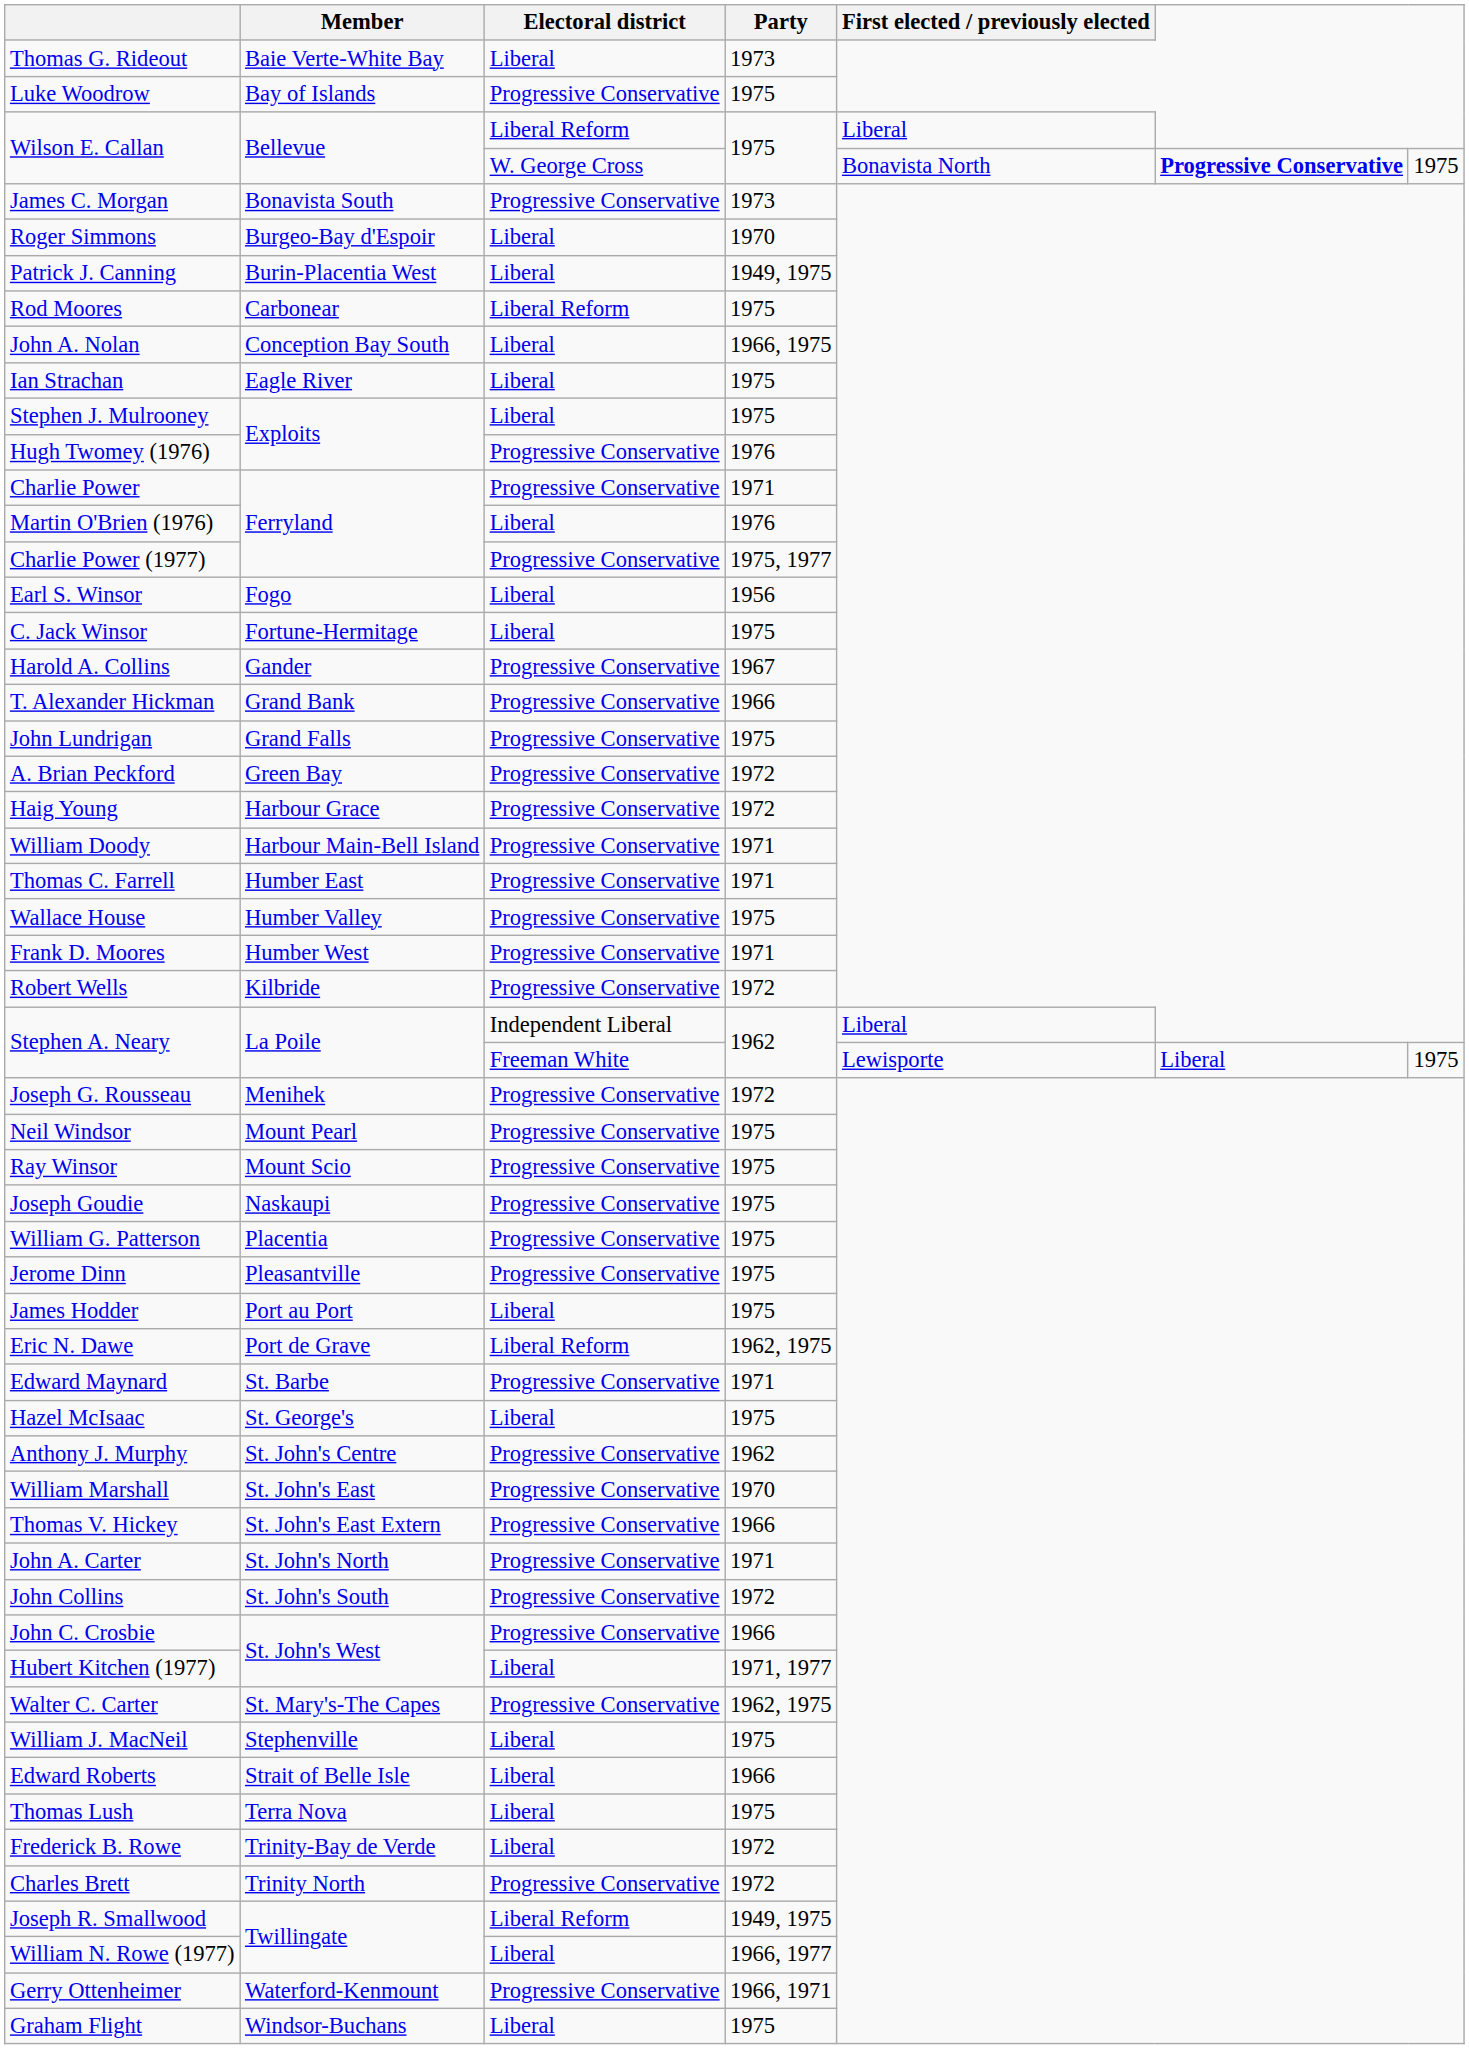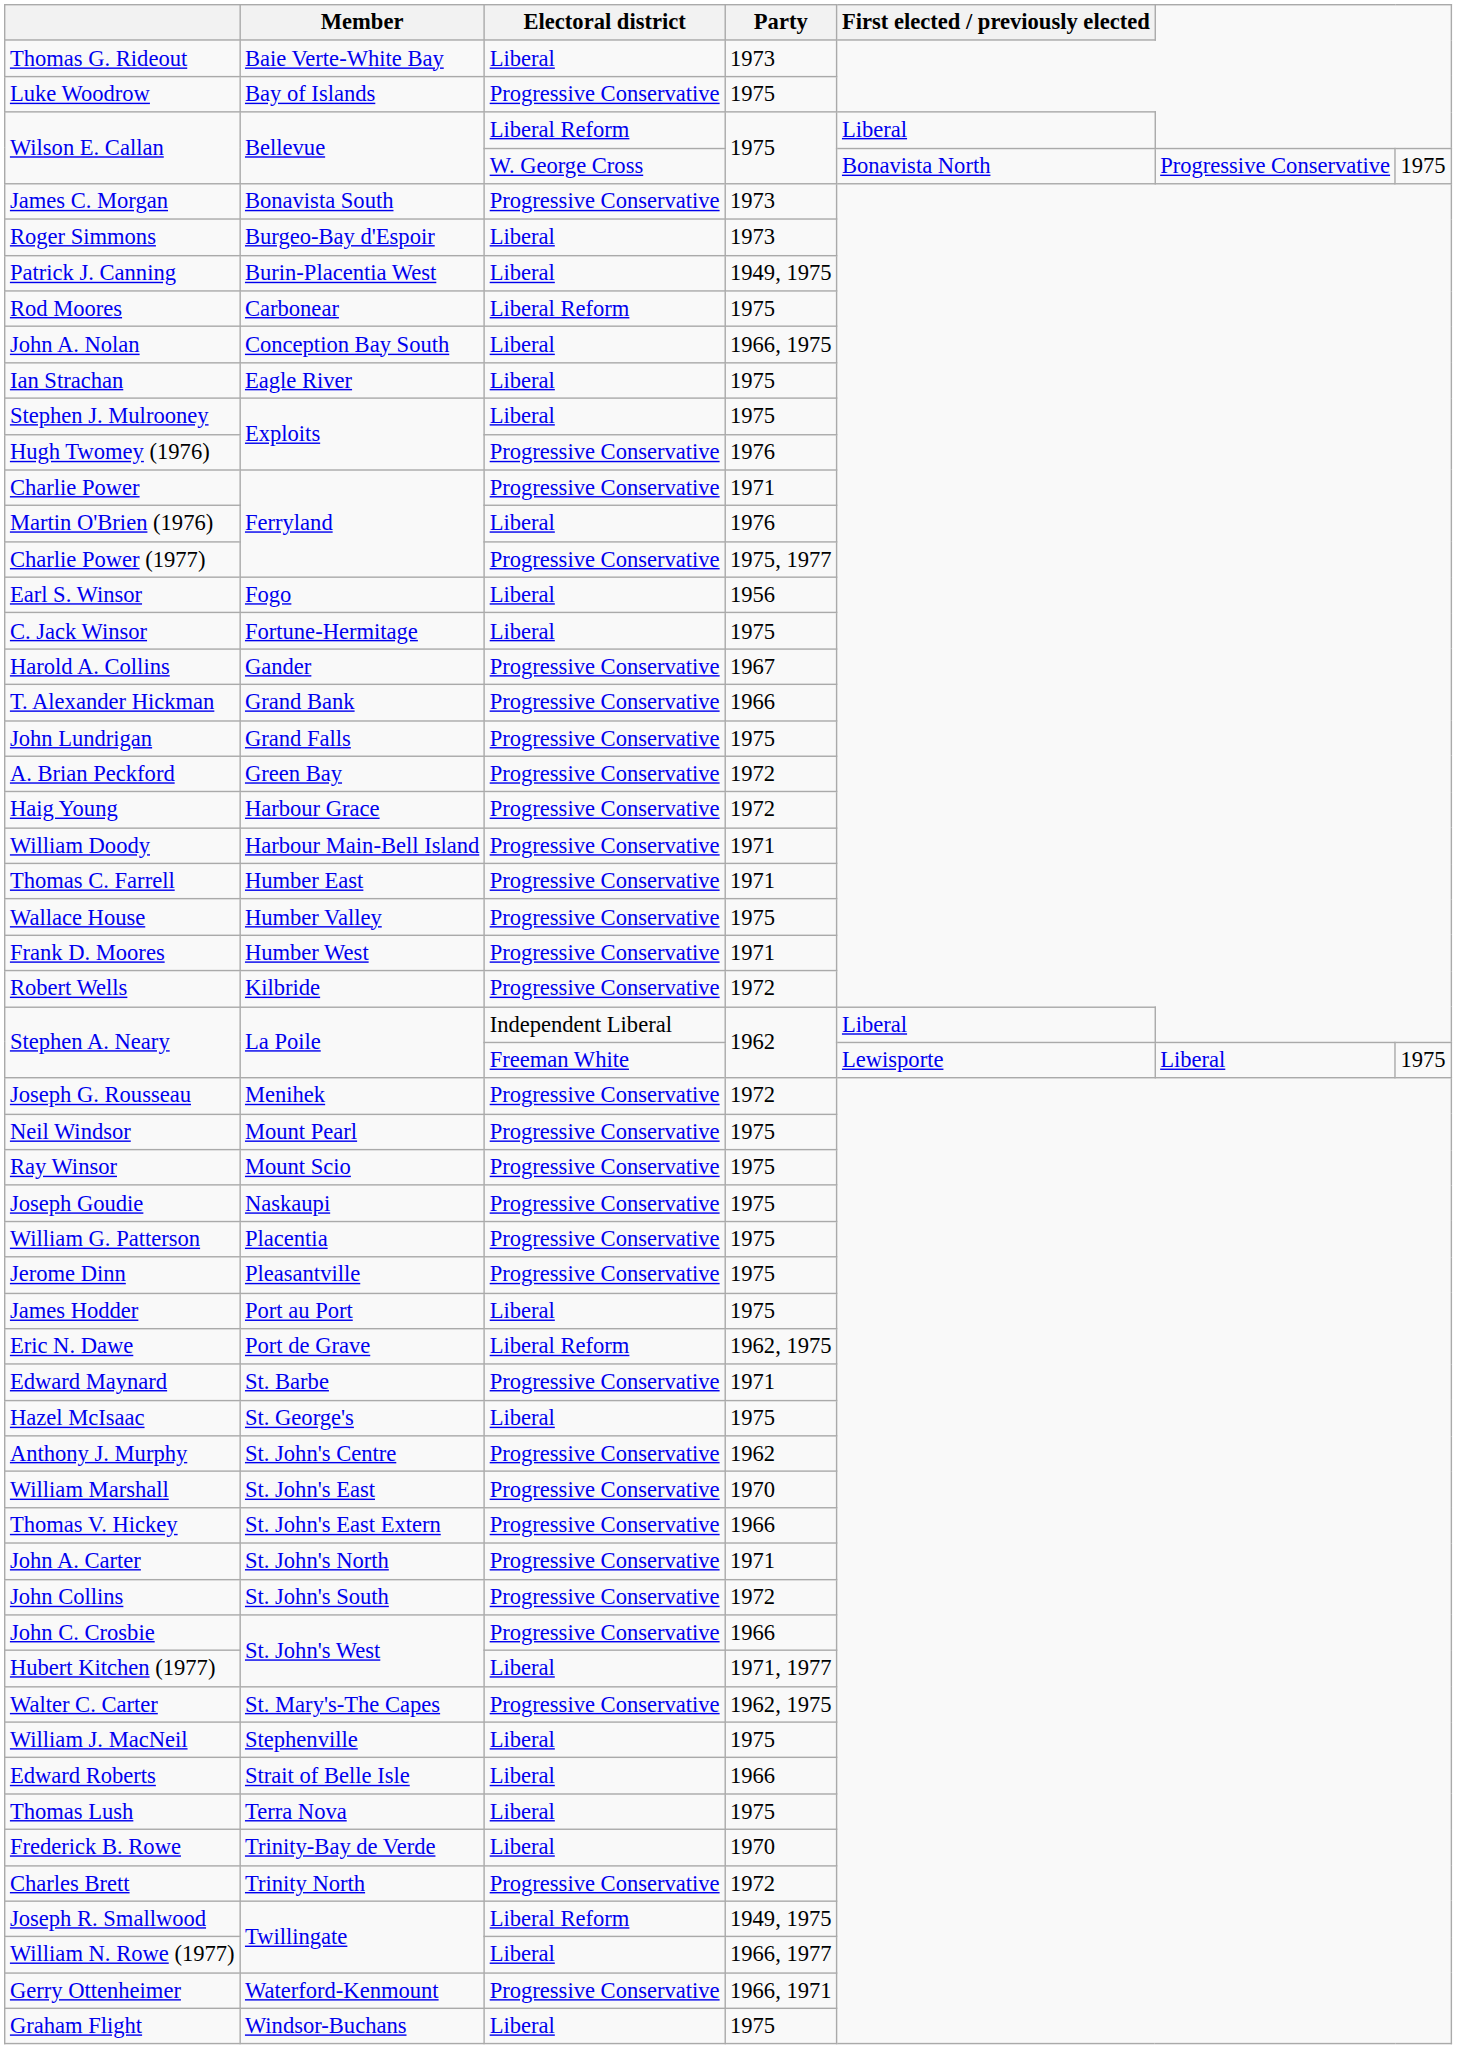(1282, 165) bold -> (1275, 165) normal
(753, 237) 1970 -> (753, 237) 1973
(753, 1847) 1972 -> (753, 1847) 1970
